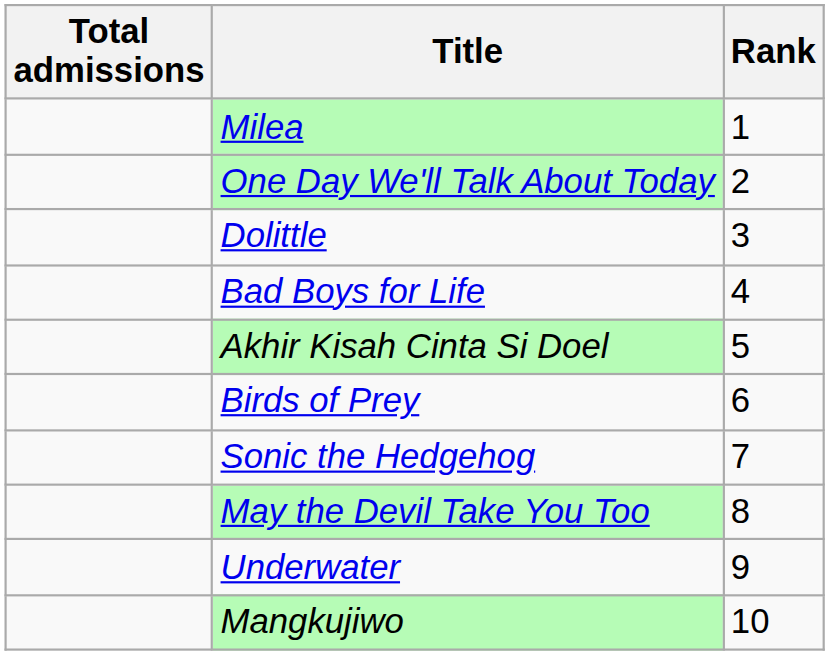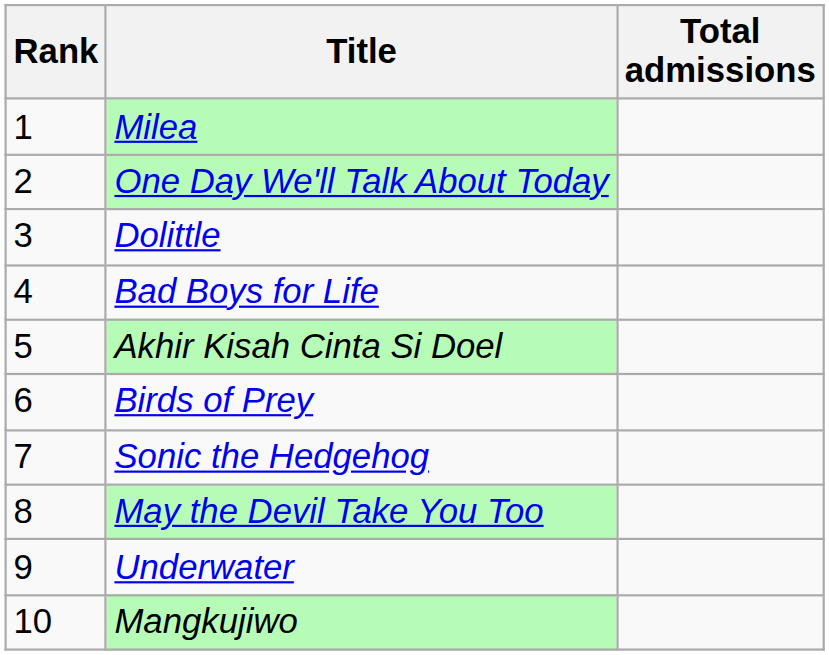columns swapped: (773, 51) <-> (109, 51)
